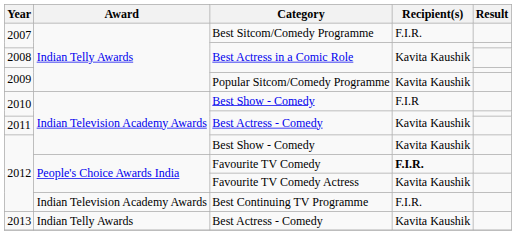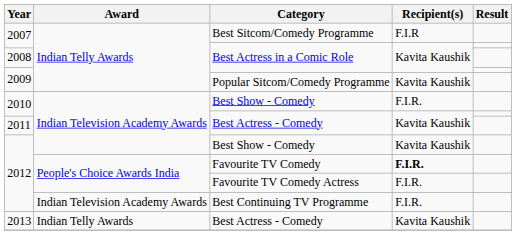(409, 33) F.I.R. -> (407, 33) F.I.R
(407, 101) F.I.R -> (409, 101) F.I.R.
(433, 182) Kavita Kaushik -> (409, 182) F.I.R.
